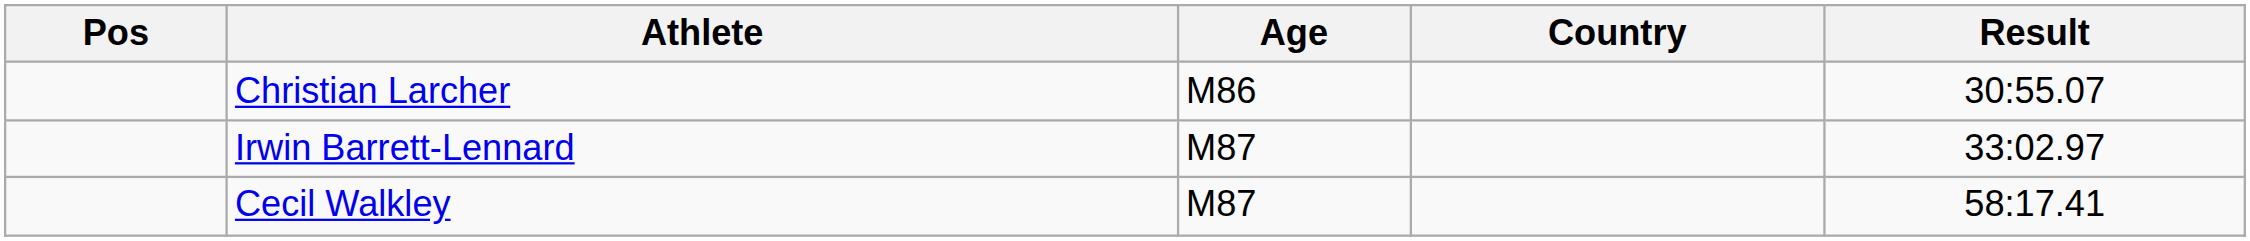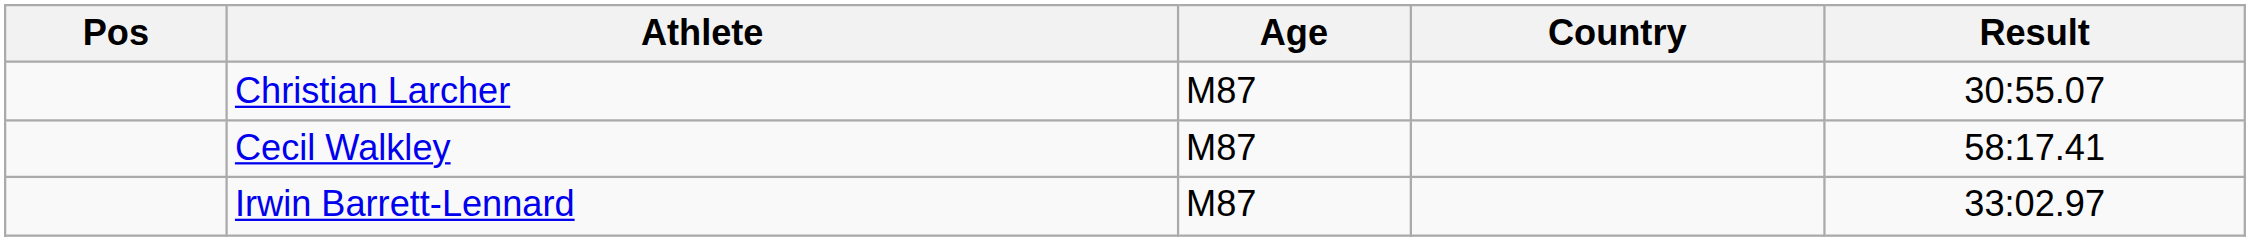(1221, 90) M86 -> (1221, 90) M87
rows swapped: (405, 147) <-> (343, 205)
